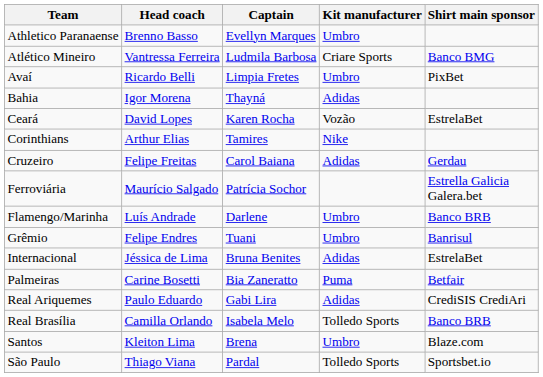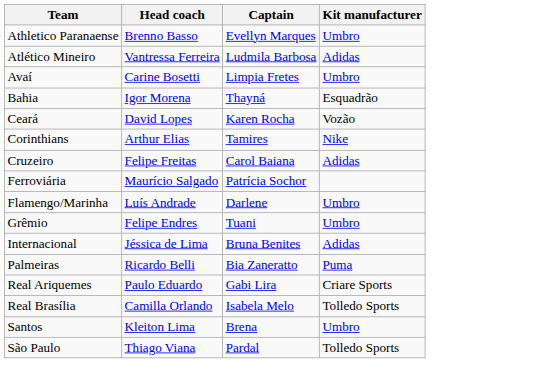- column: (481, 14)
(357, 56) Criare Sports -> (341, 56) Adidas
(160, 77) Ricardo Belli -> (162, 77) Carine Bosetti
(341, 98) Adidas -> (350, 98) Esquadrão
(162, 279) Carine Bosetti -> (160, 264) Ricardo Belli
(341, 300) Adidas -> (357, 285) Criare Sports
